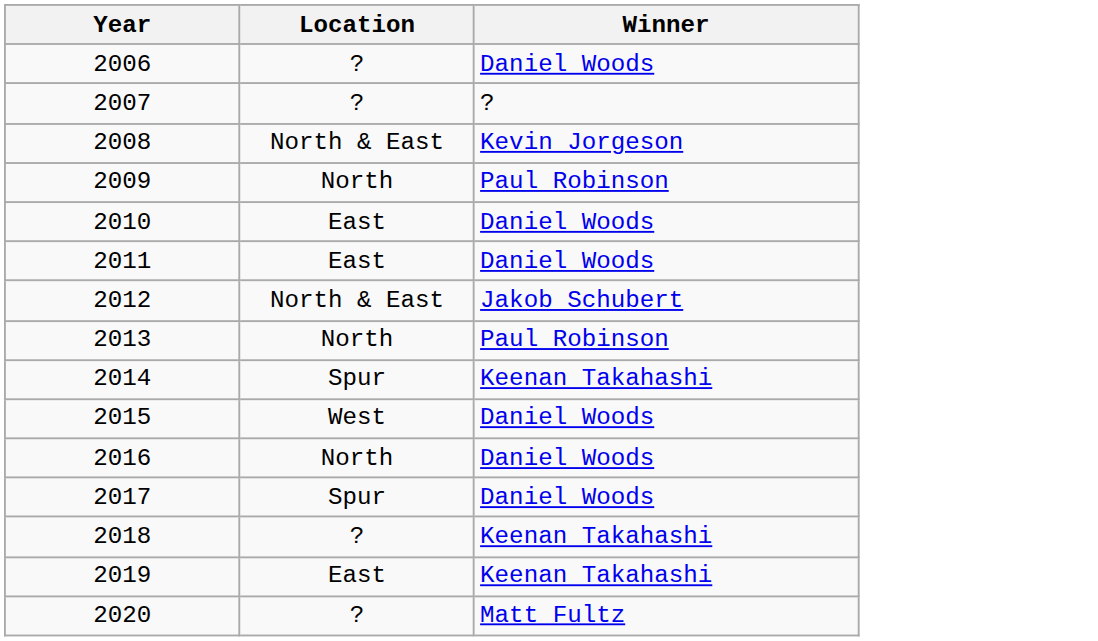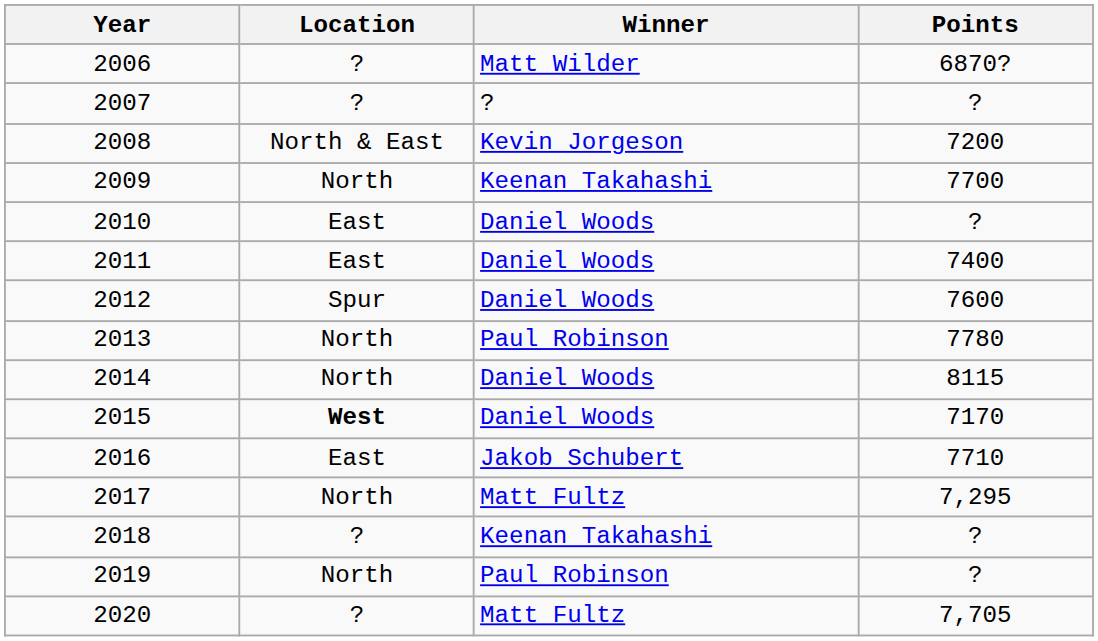+ column: (975, 25)
(567, 64) Daniel Woods -> (560, 64) Matt Wilder
(574, 182) Paul Robinson -> (596, 182) Keenan Takahashi
(357, 300) North & East -> (357, 300) Spur
(582, 300) Jakob Schubert -> (567, 300) Daniel Woods
(357, 379) Spur -> (357, 379) North
(596, 379) Keenan Takahashi -> (567, 379) Daniel Woods
(357, 419) normal -> (357, 419) bold
(357, 458) North -> (357, 458) East
(567, 458) Daniel Woods -> (582, 458) Jakob Schubert
(357, 498) Spur -> (357, 498) North
(567, 498) Daniel Woods -> (553, 498) Matt Fultz
(357, 576) East -> (357, 576) North
(596, 576) Keenan Takahashi -> (574, 576) Paul Robinson
